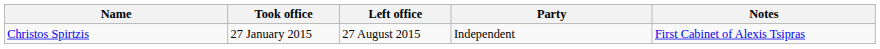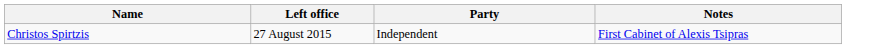- column: (284, 14)
